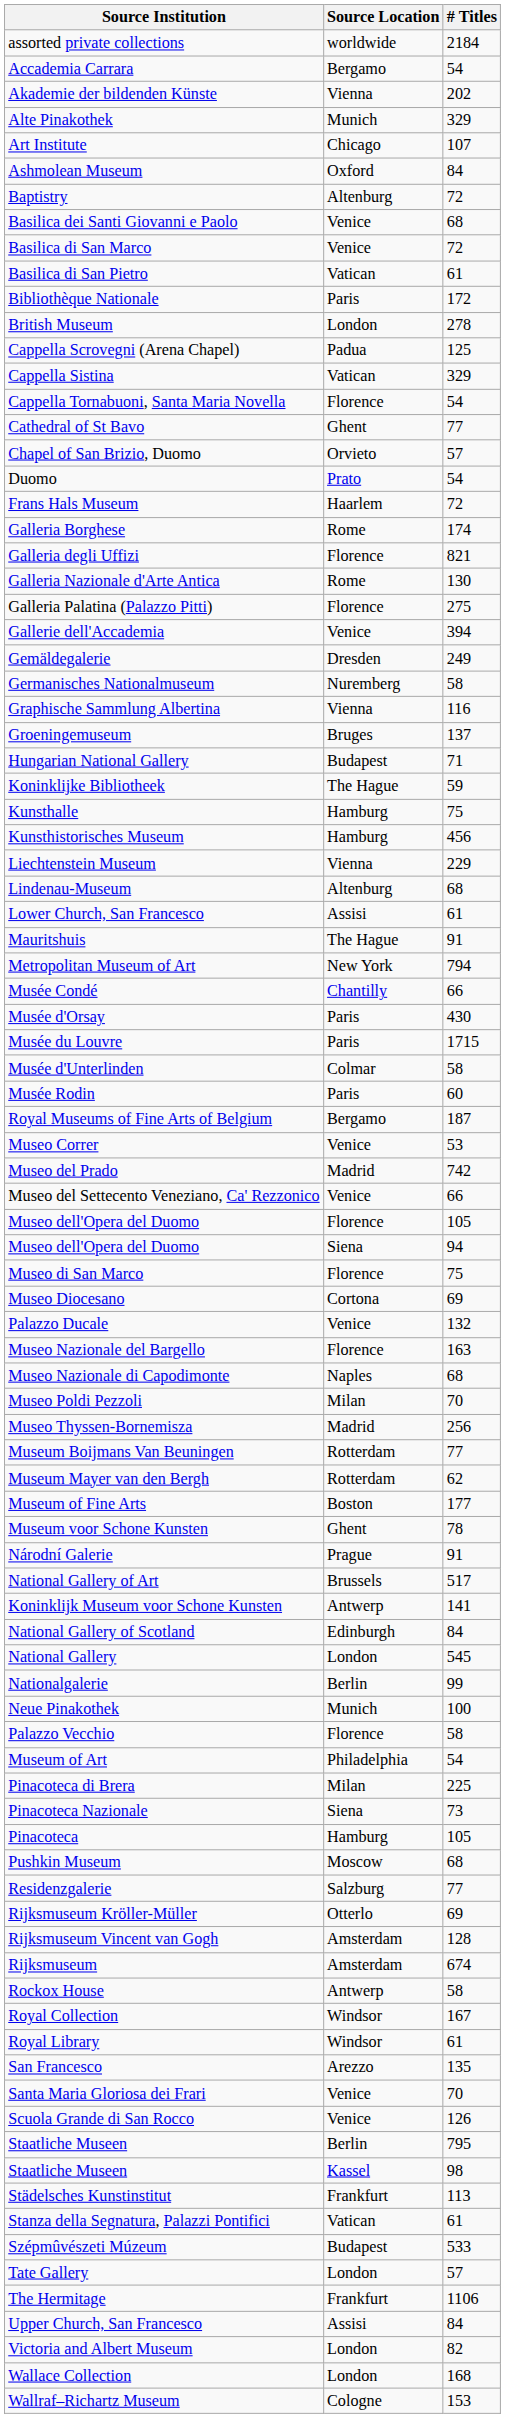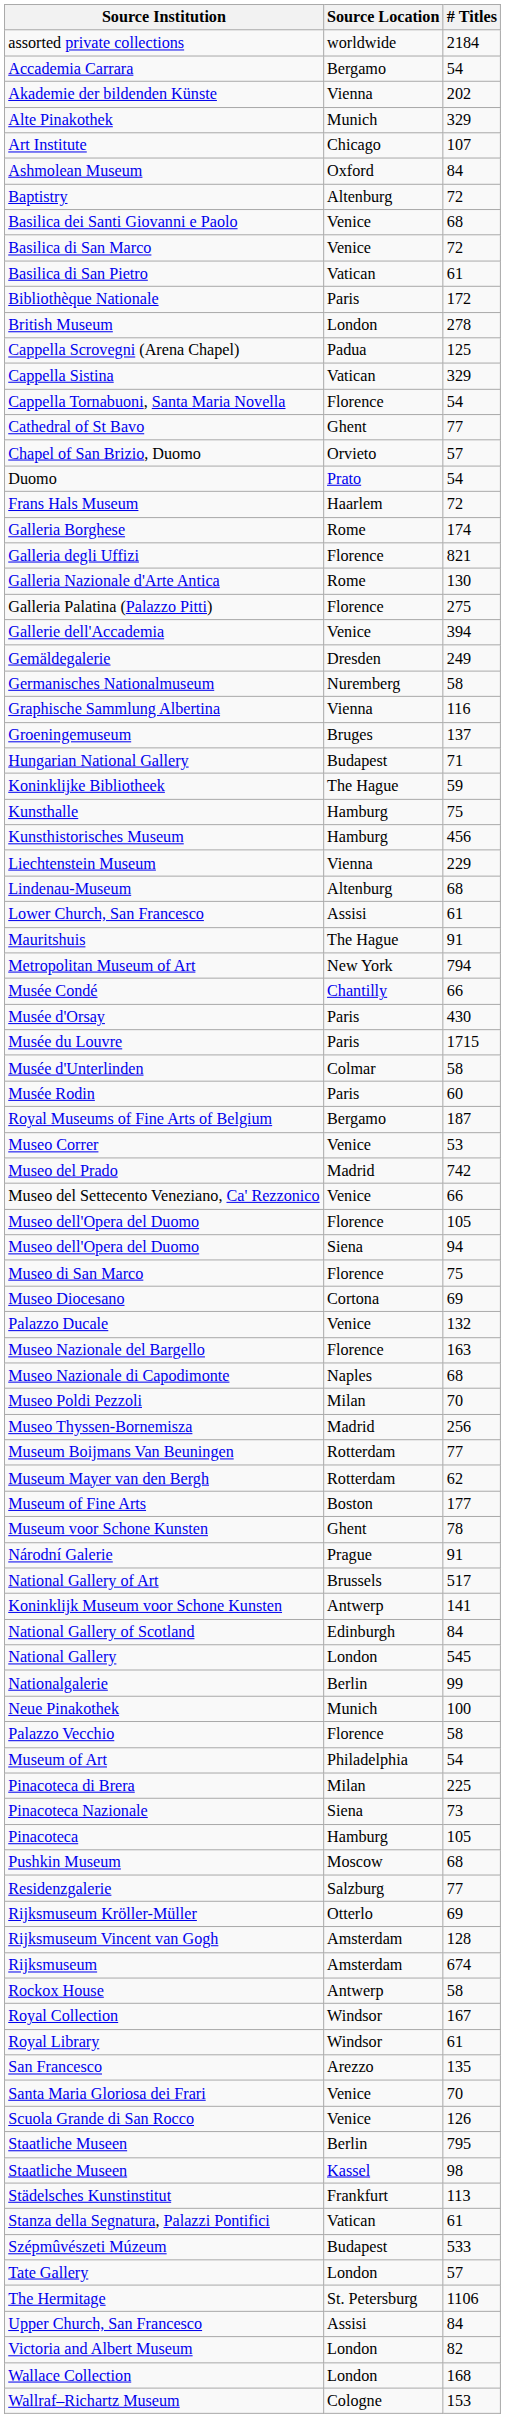(358, 2298) Frankfurt -> (372, 2298) St. Petersburg
